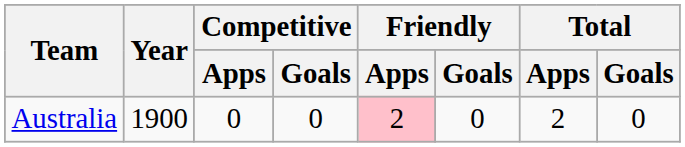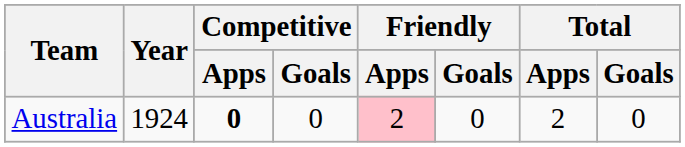(159, 118) 1900 -> (159, 118) 1924
(234, 118) normal -> (234, 118) bold
